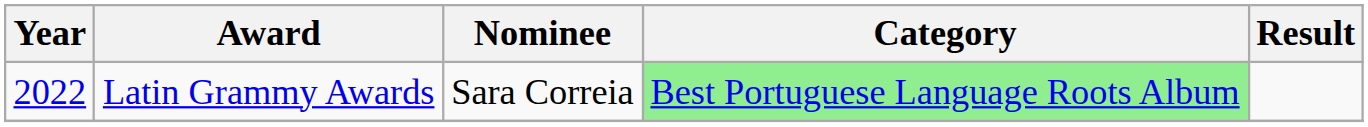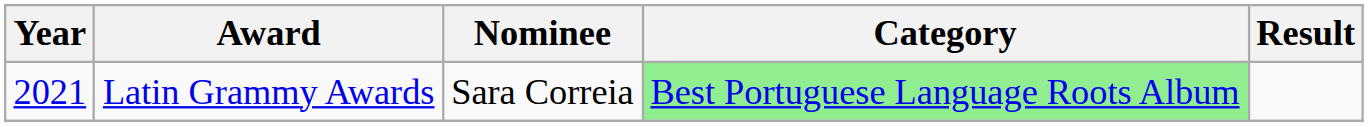(50, 90) 2022 -> (50, 90) 2021
